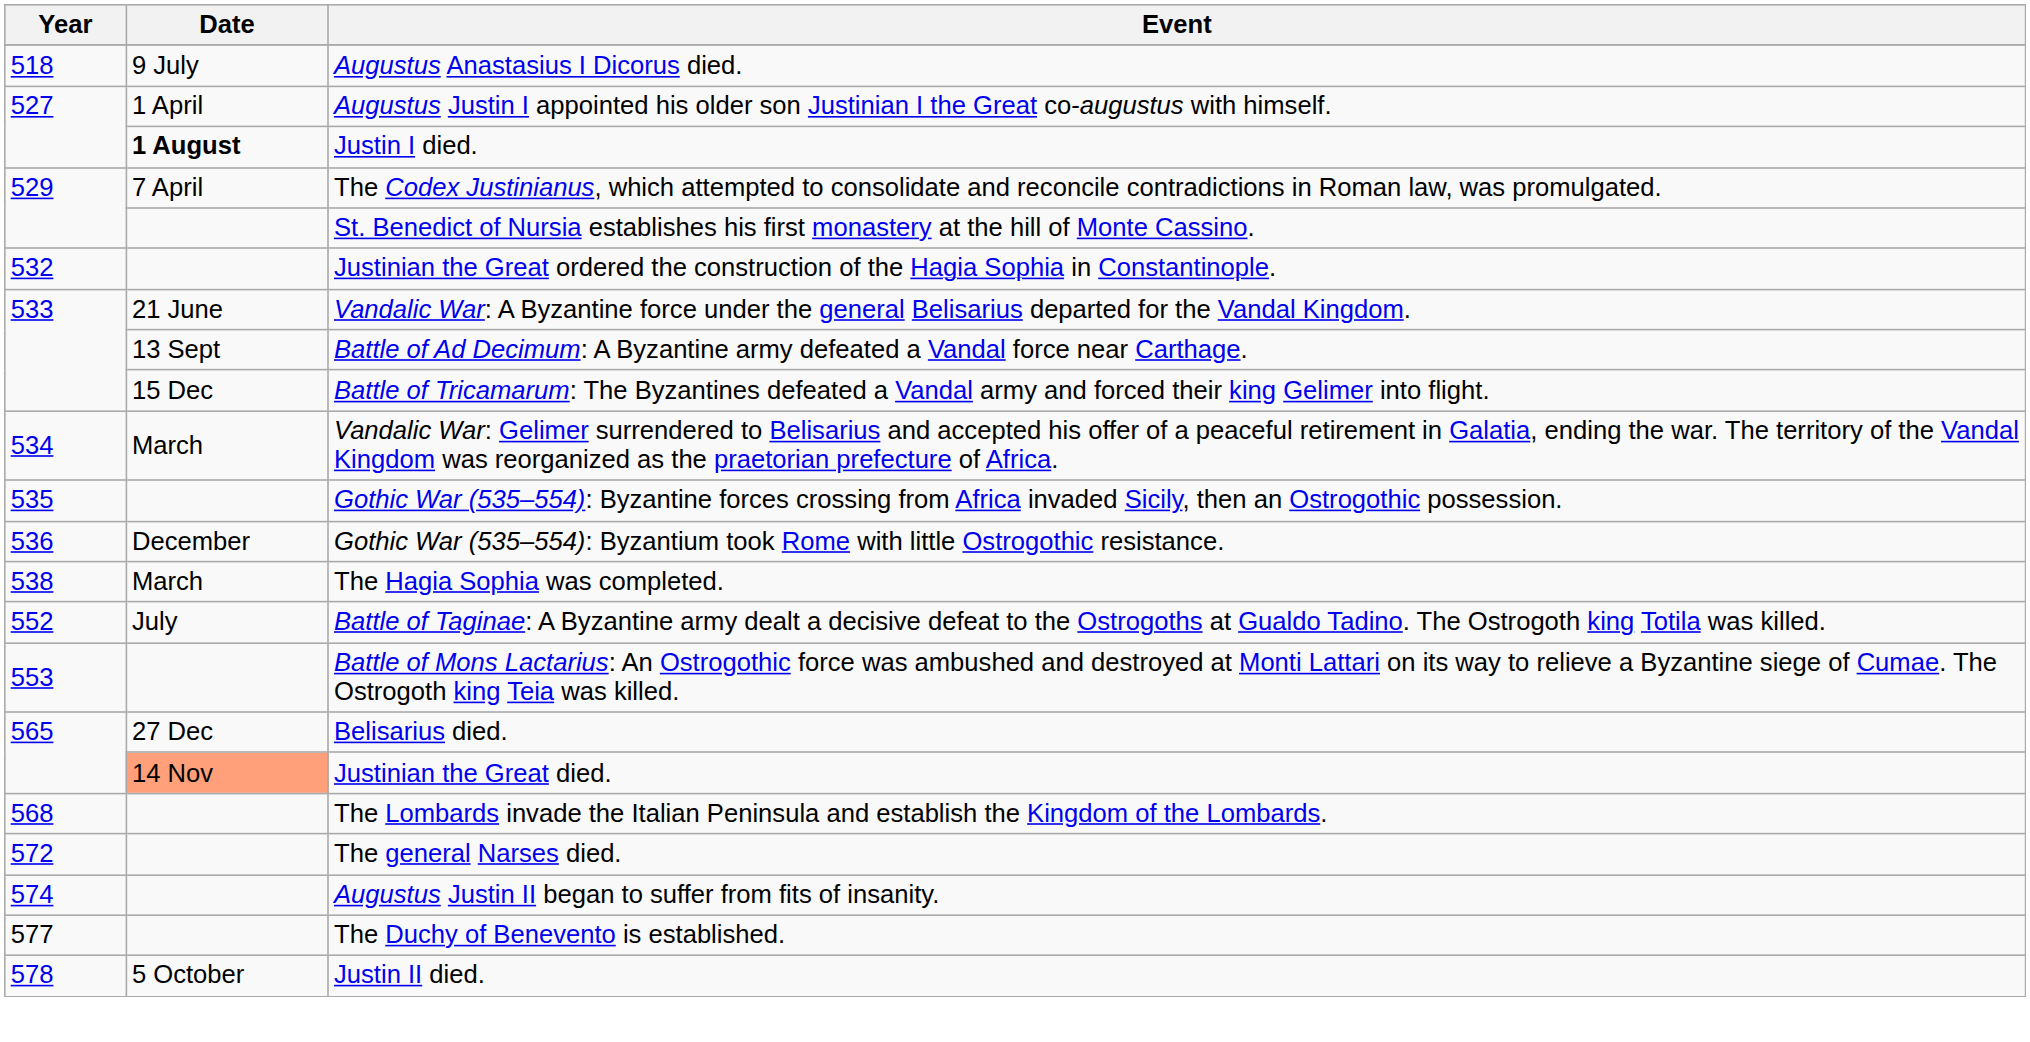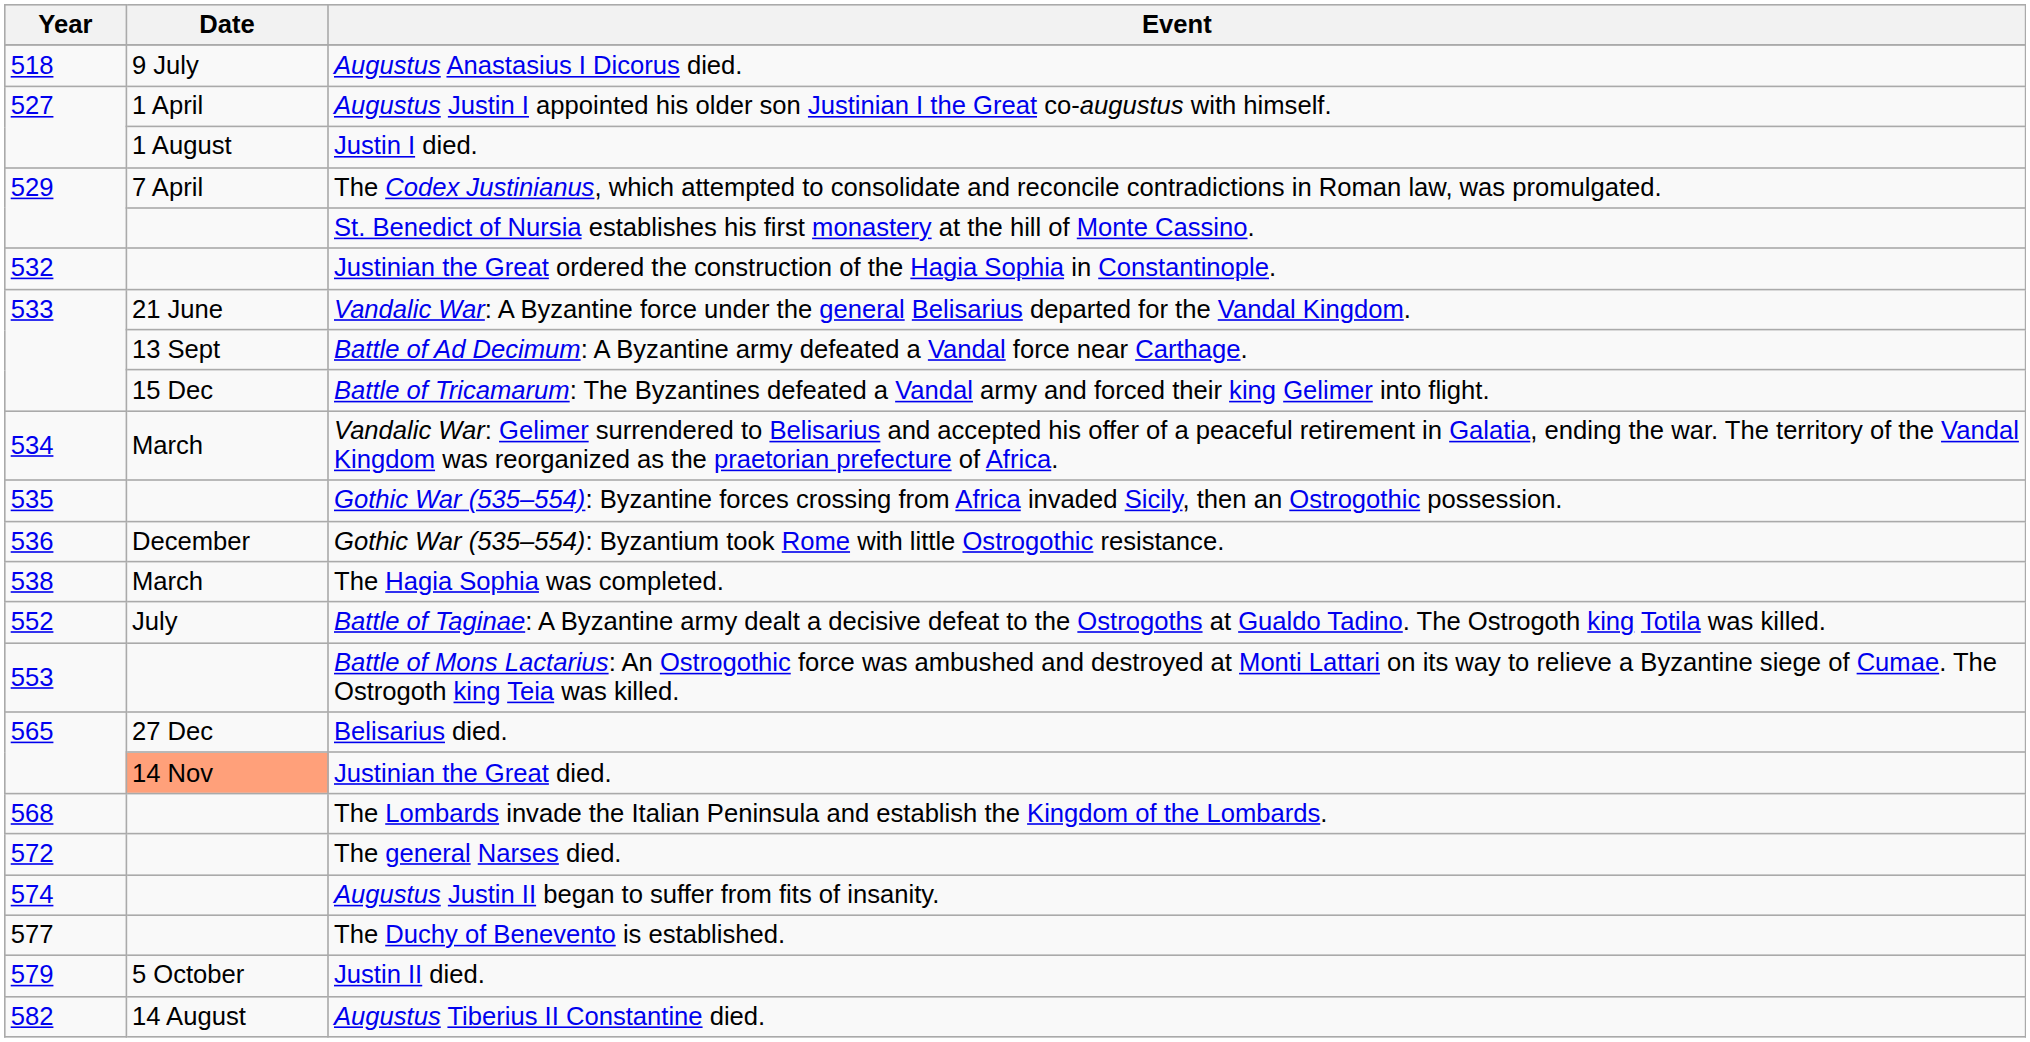(186, 146) bold -> (182, 146) normal
(32, 975) 578 -> (32, 975) 579
+ row: (550, 1016)
